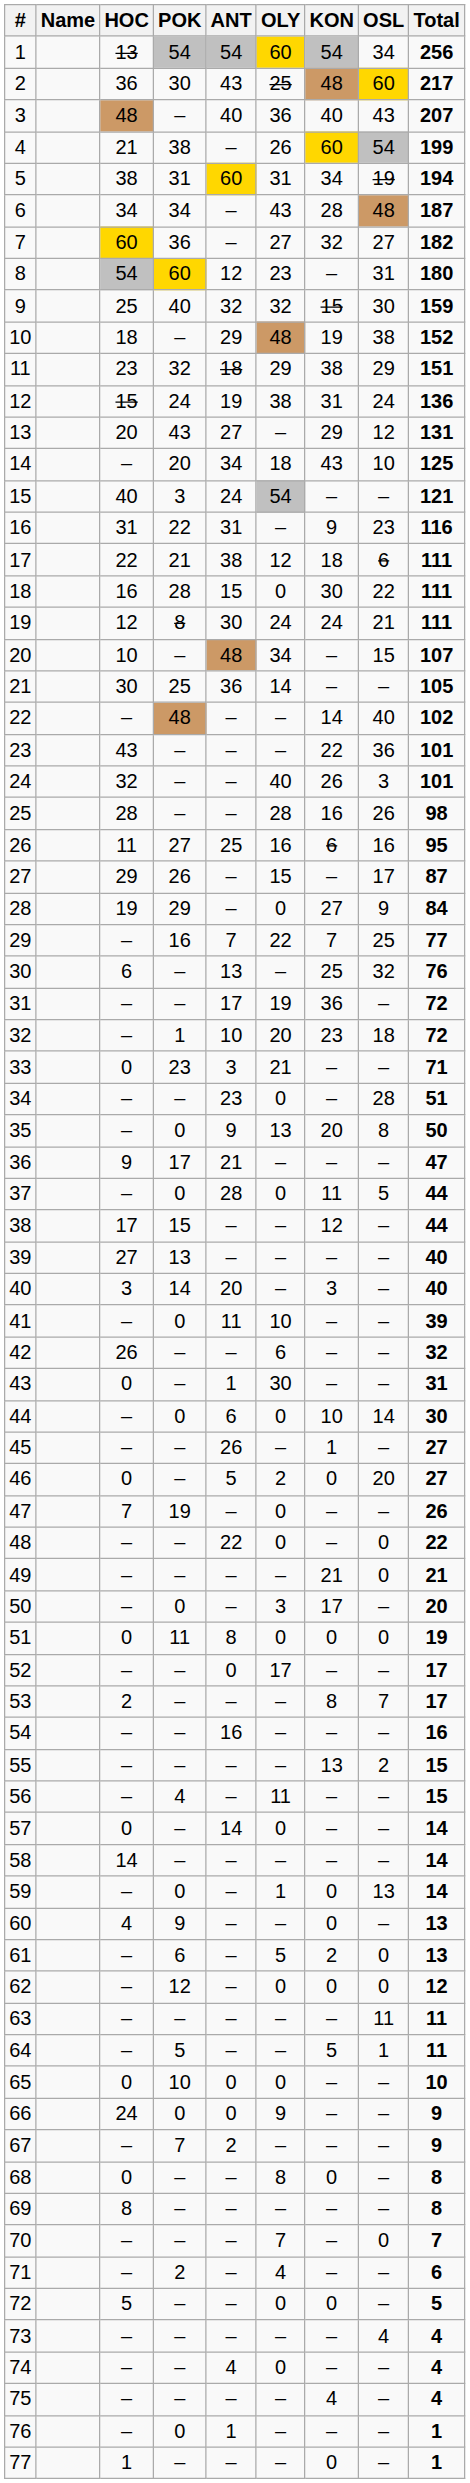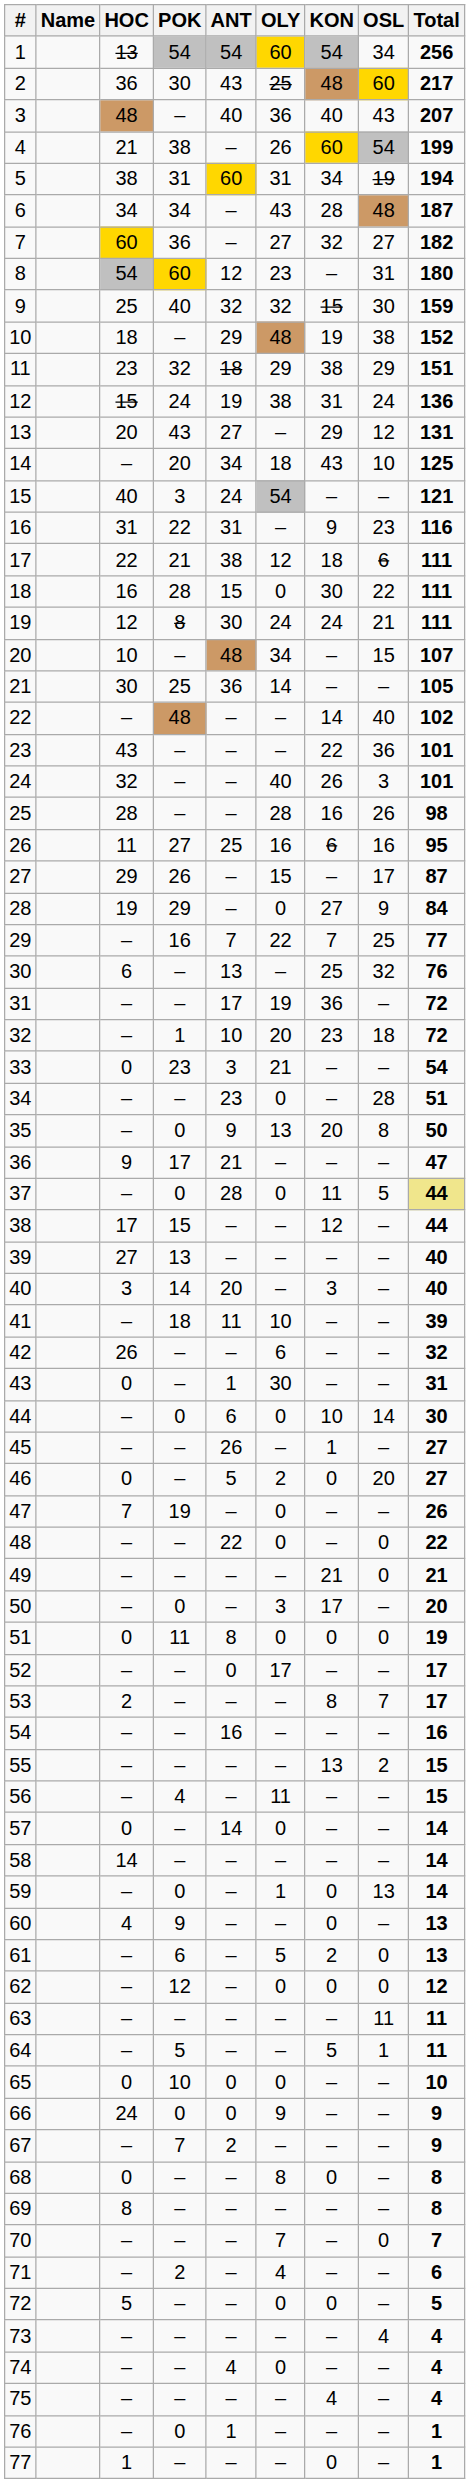(437, 1067) 71 -> (437, 1067) 54
(437, 1193) no background -> (437, 1193) khaki background
(180, 1320) 0 -> (180, 1320) 18
